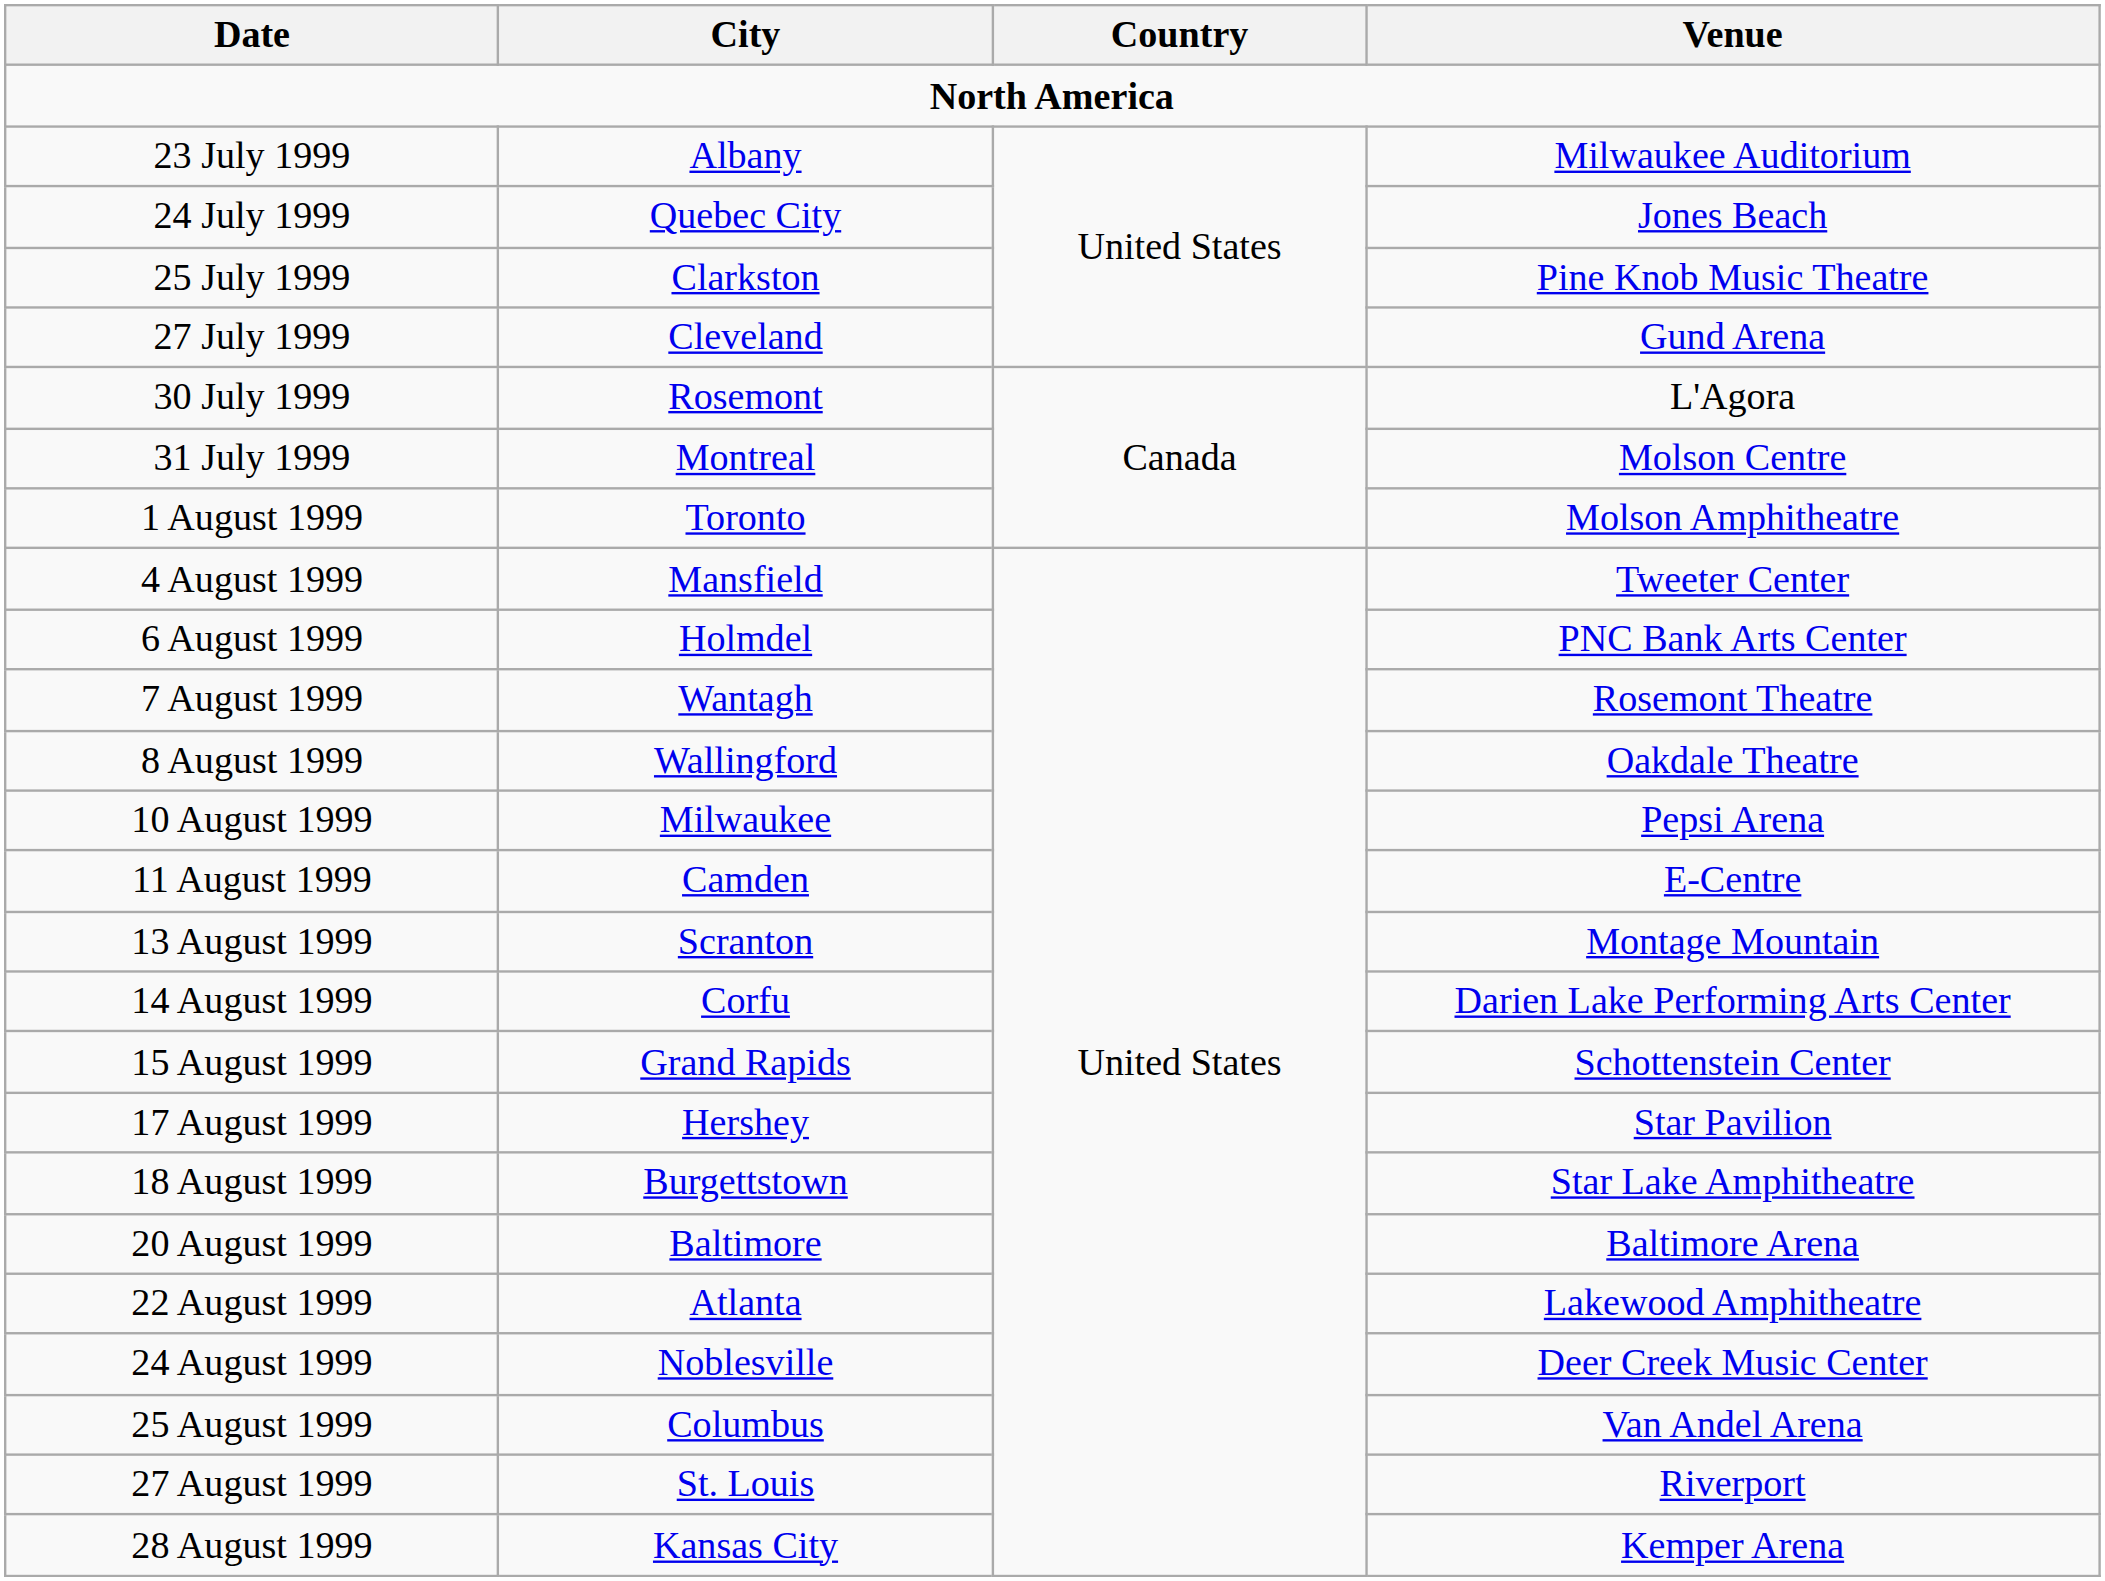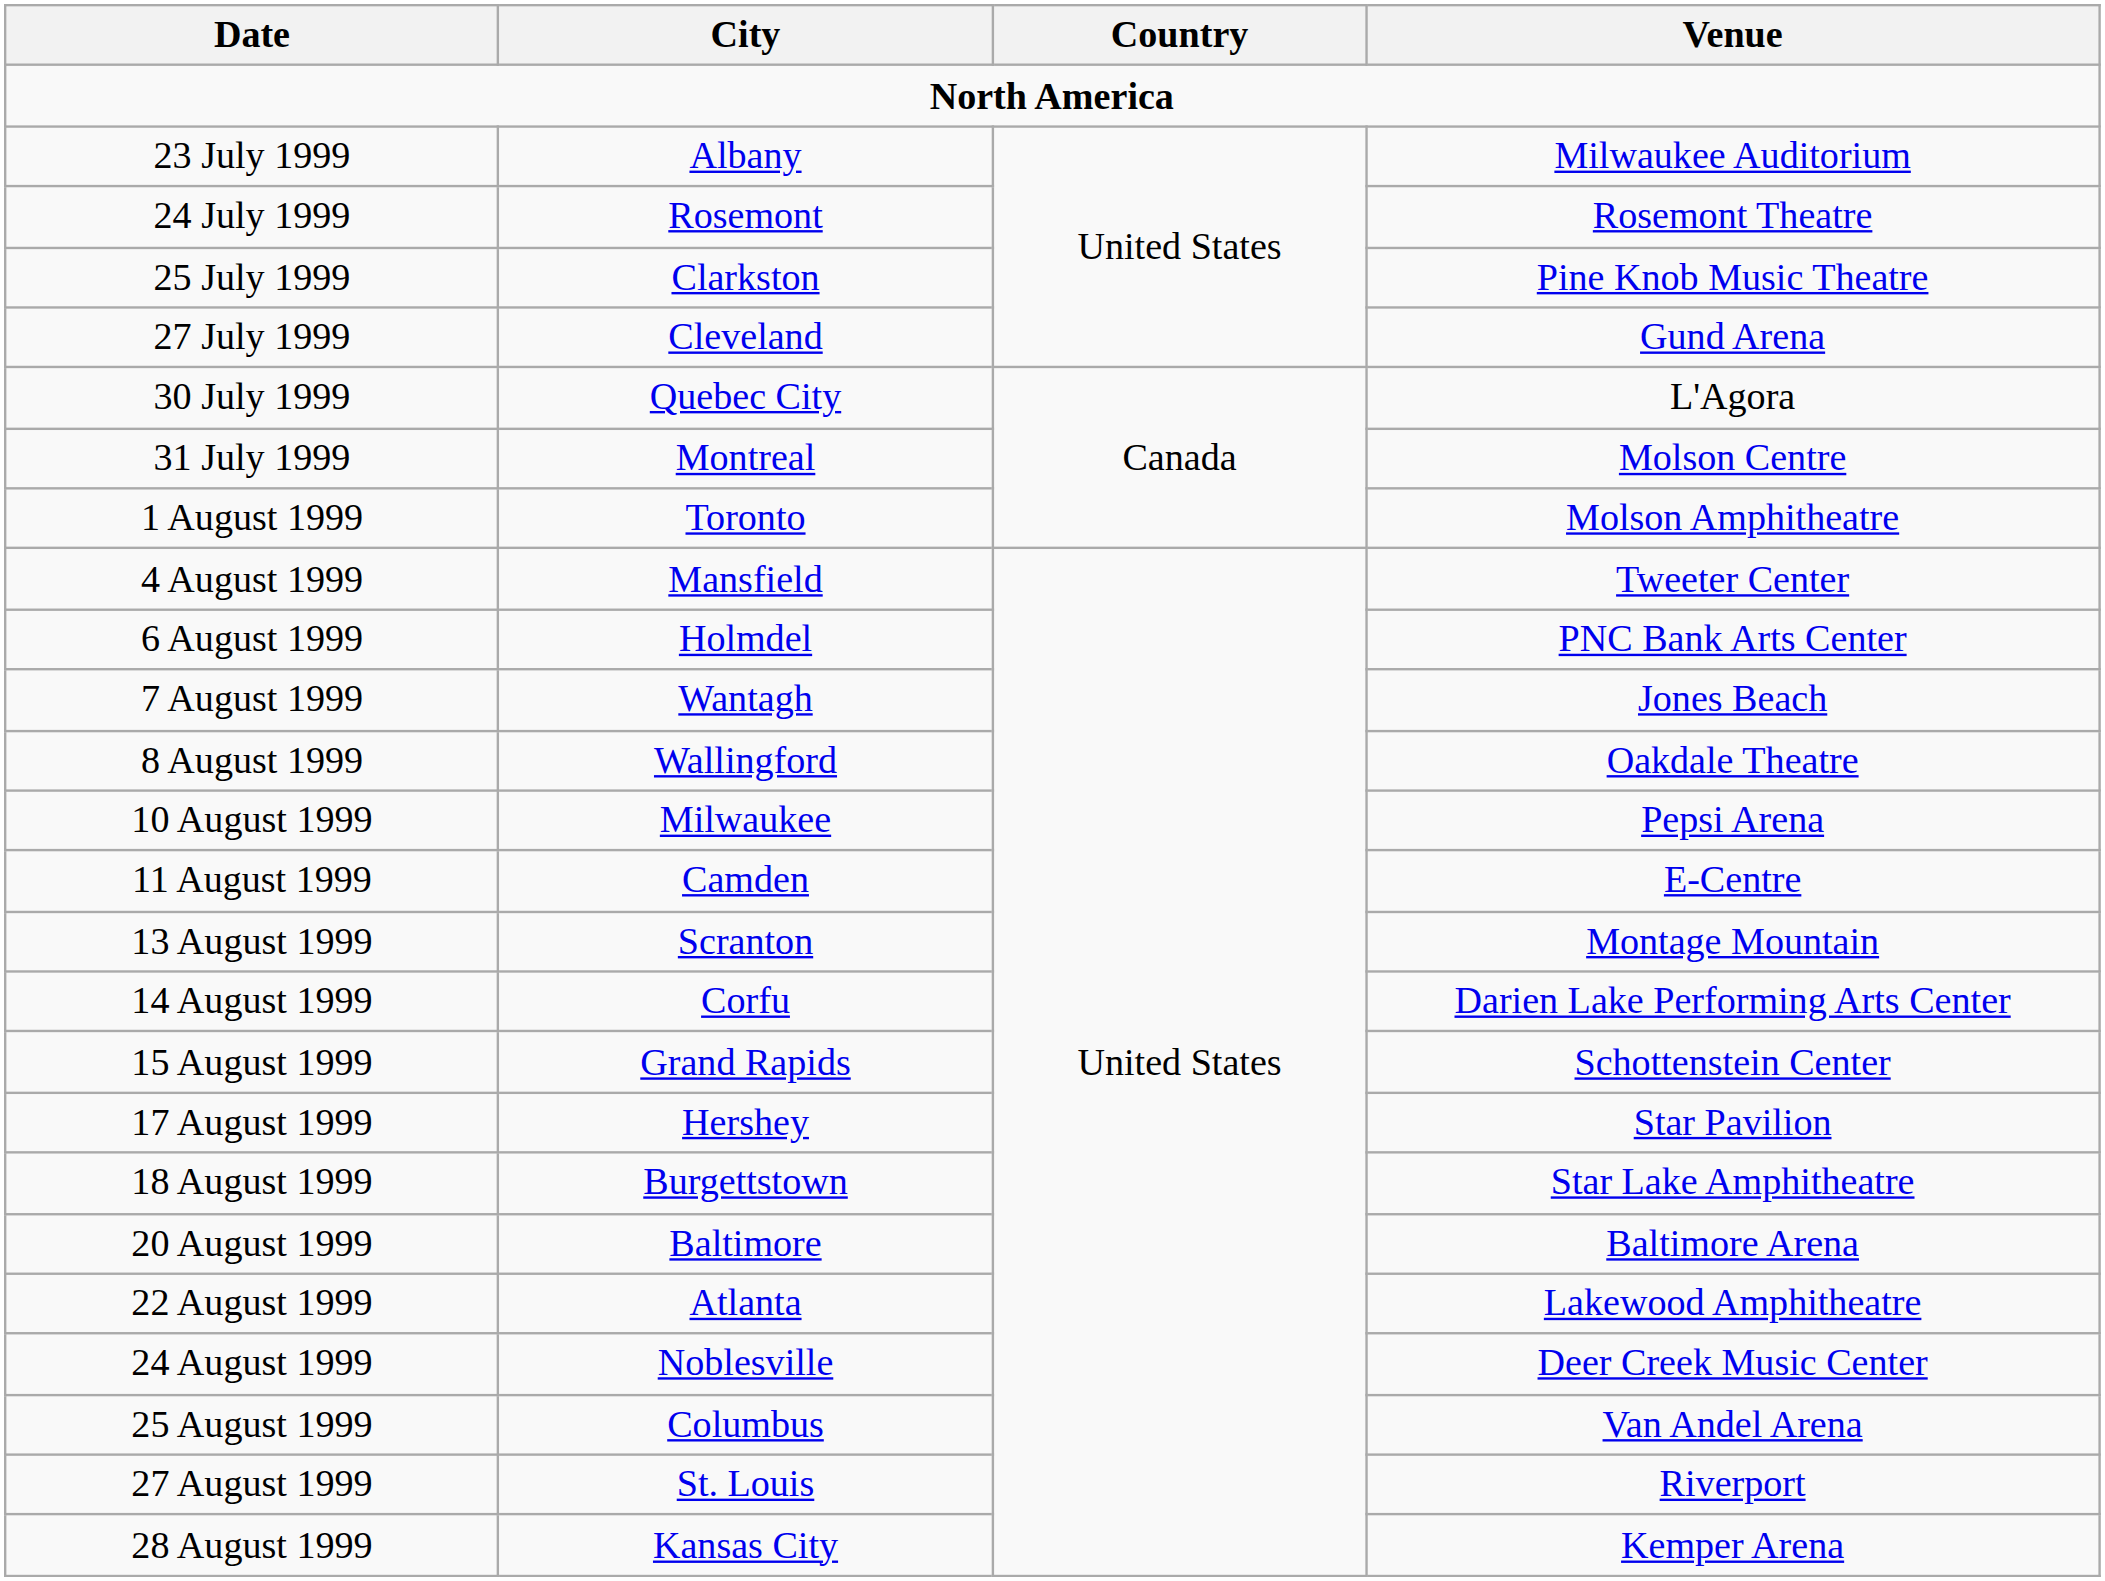(746, 215) Quebec City -> (746, 215) Rosemont
(1733, 215) Jones Beach -> (1733, 215) Rosemont Theatre
(746, 397) Rosemont -> (746, 397) Quebec City
(1733, 699) Rosemont Theatre -> (1733, 699) Jones Beach
